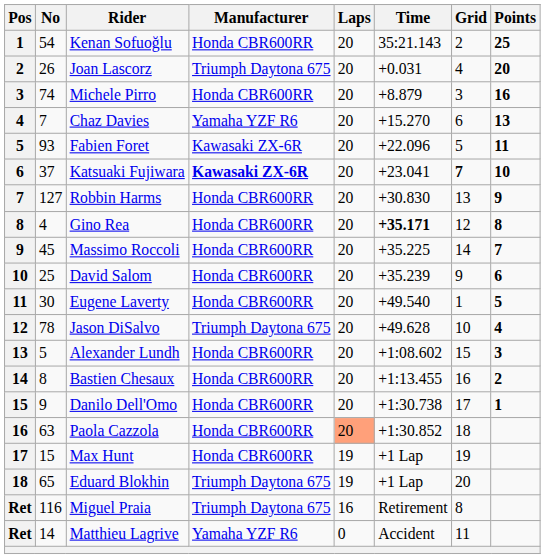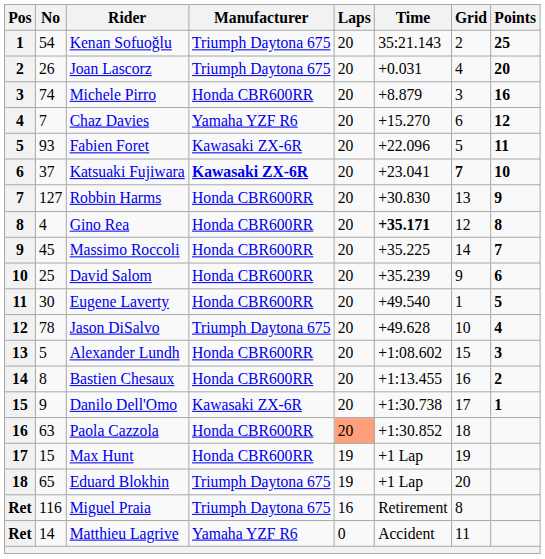(253, 43) Honda CBR600RR -> (261, 43) Triumph Daytona 675
(502, 120) 13 -> (502, 120) 12
(253, 404) Honda CBR600RR -> (247, 404) Kawasaki ZX-6R
